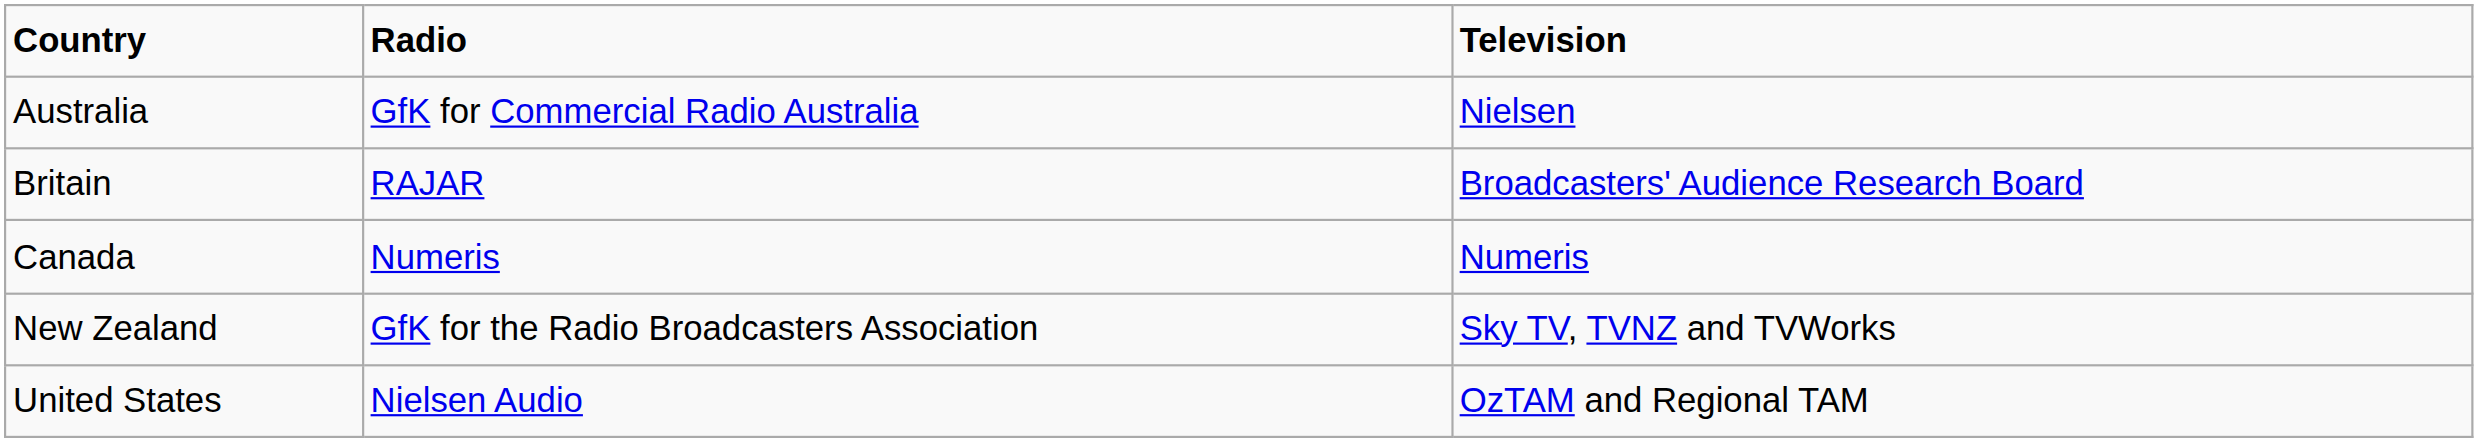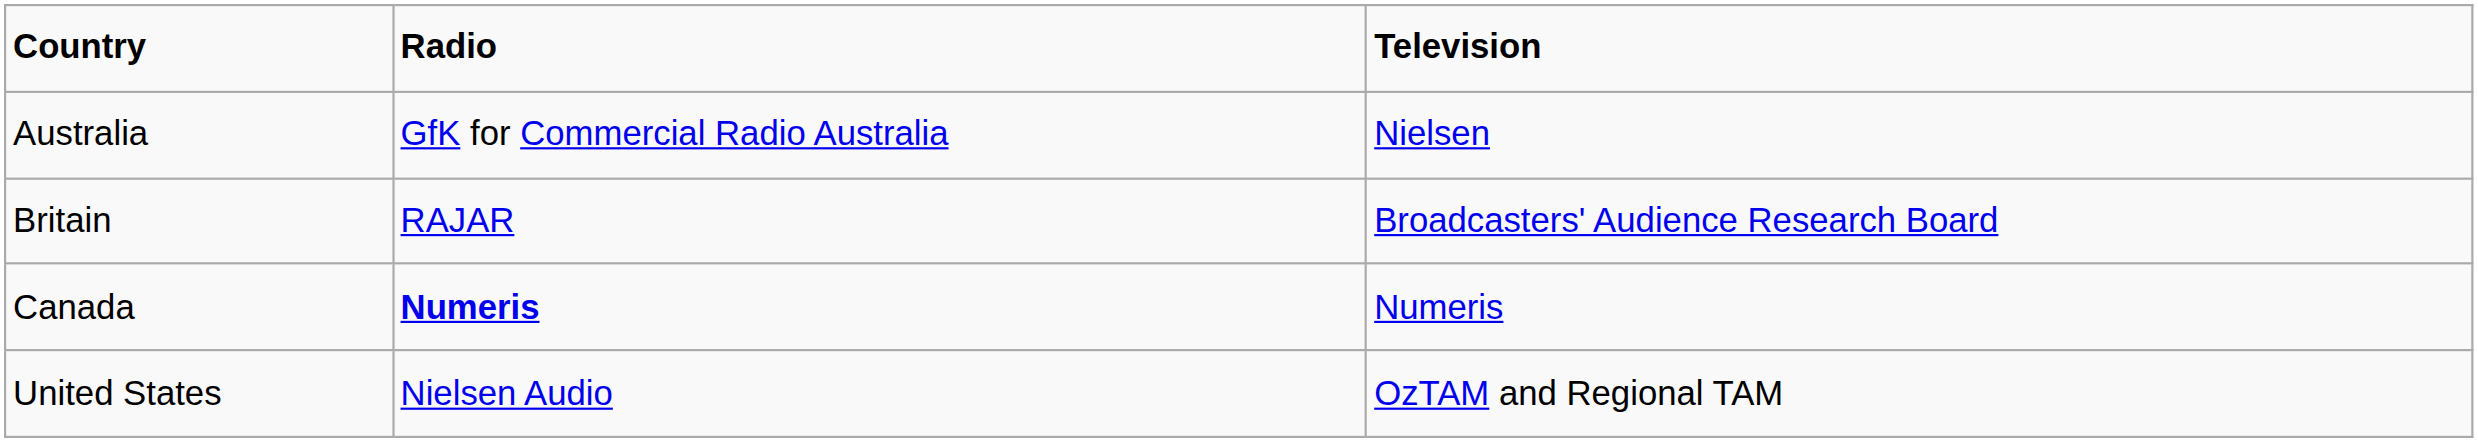(435, 256) normal -> (470, 306) bold
- row: (115, 328)
